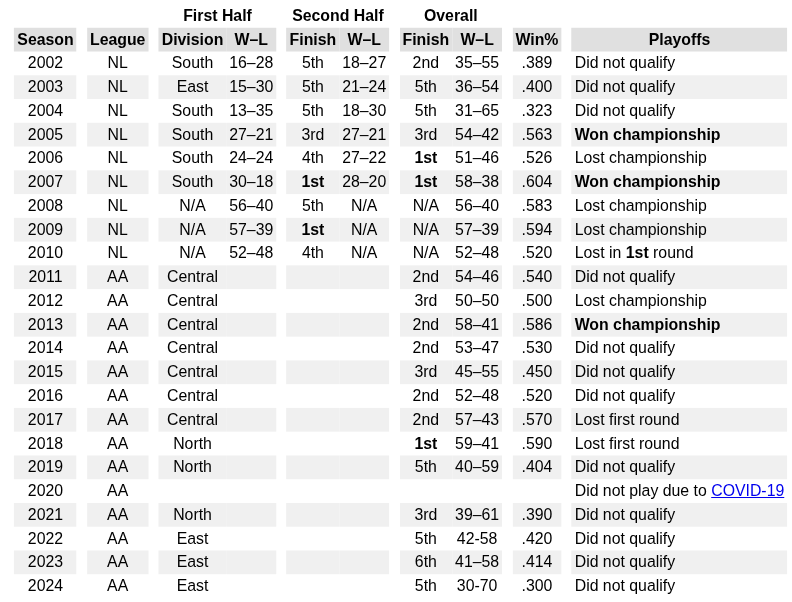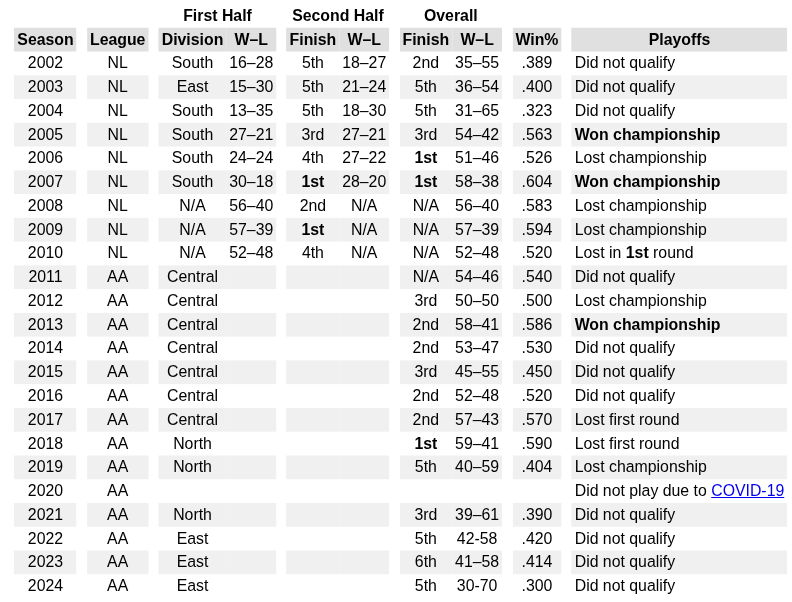(313, 205) 5th -> (313, 205) 2nd
(426, 277) 2nd -> (426, 277) N/A
(625, 467) Did not qualify -> (641, 467) Lost championship
